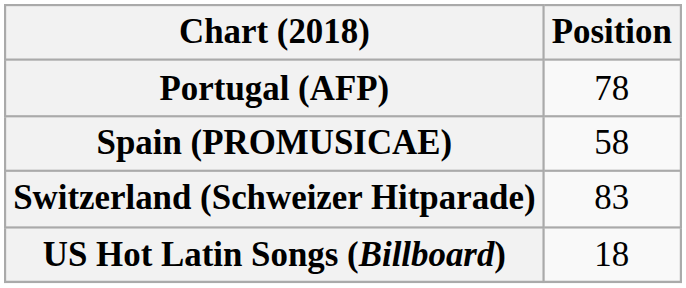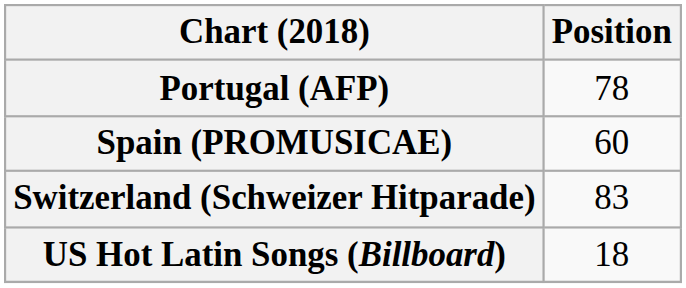(612, 142) 58 -> (612, 142) 60
